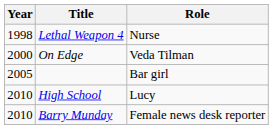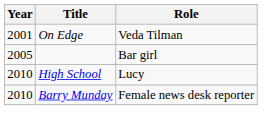- row: (81, 34)
(20, 54) 2000 -> (20, 34) 2001
